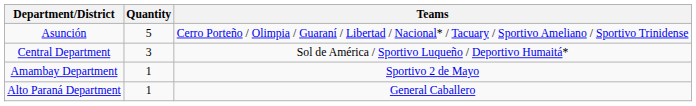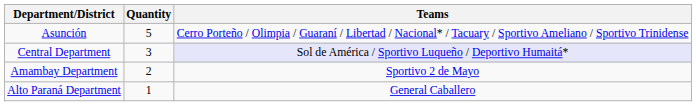(433, 52) no background -> (433, 52) lavender background
(149, 71) 1 -> (149, 71) 2
